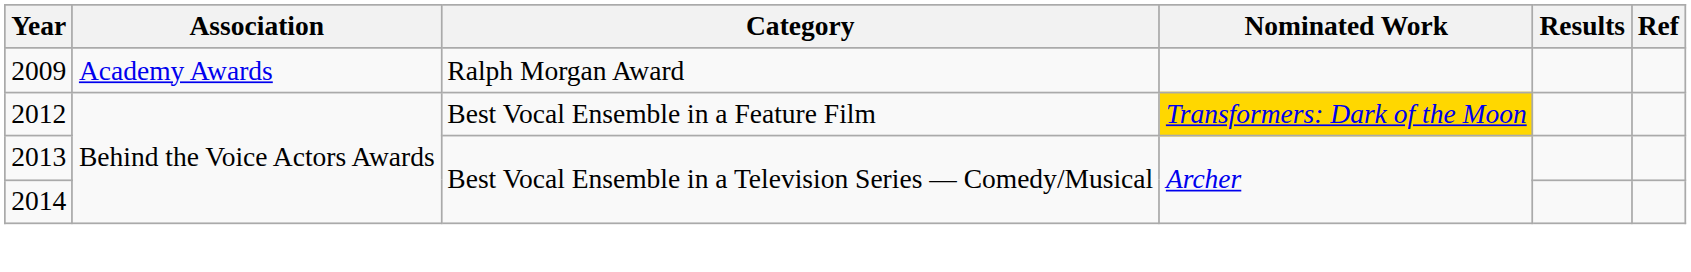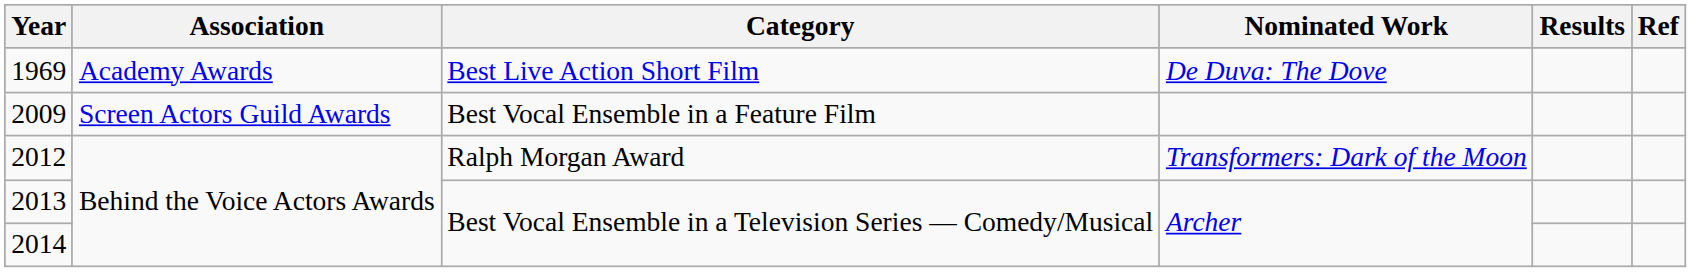+ row: (39, 69)
(176, 69) Academy Awards -> (235, 113) Screen Actors Guild Awards
(566, 69) Ralph Morgan Award -> (662, 113) Best Vocal Ensemble in a Feature Film
(662, 113) Best Vocal Ensemble in a Feature Film -> (566, 157) Ralph Morgan Award
(1346, 113) gold background -> (1346, 157) no background
